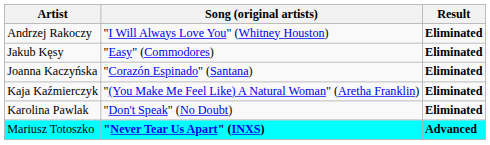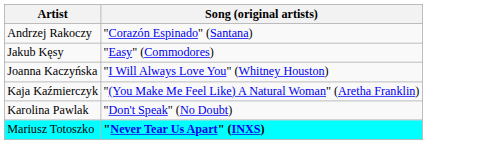- column: (454, 14)
(216, 33) "I Will Always Love You" (Whitney Houston) -> (178, 33) "Corazón Espinado" (Santana)
(178, 71) "Corazón Espinado" (Santana) -> (216, 71) "I Will Always Love You" (Whitney Houston)
